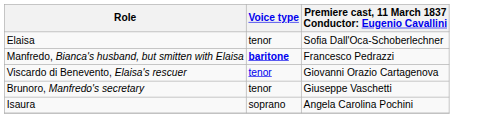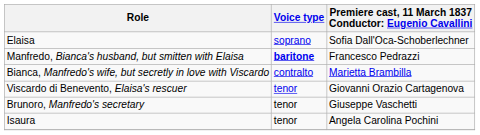(260, 40) tenor -> (292, 40) soprano
+ row: (138, 72)
(267, 105) soprano -> (286, 121) tenor
